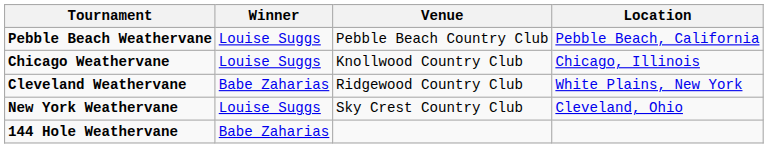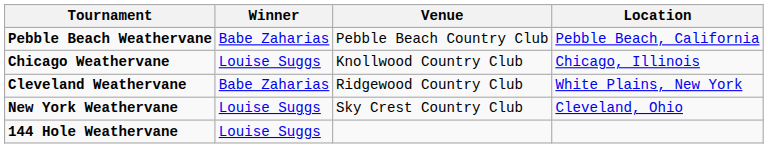(270, 39) Louise Suggs -> (274, 39) Babe Zaharias
(274, 132) Babe Zaharias -> (270, 132) Louise Suggs
